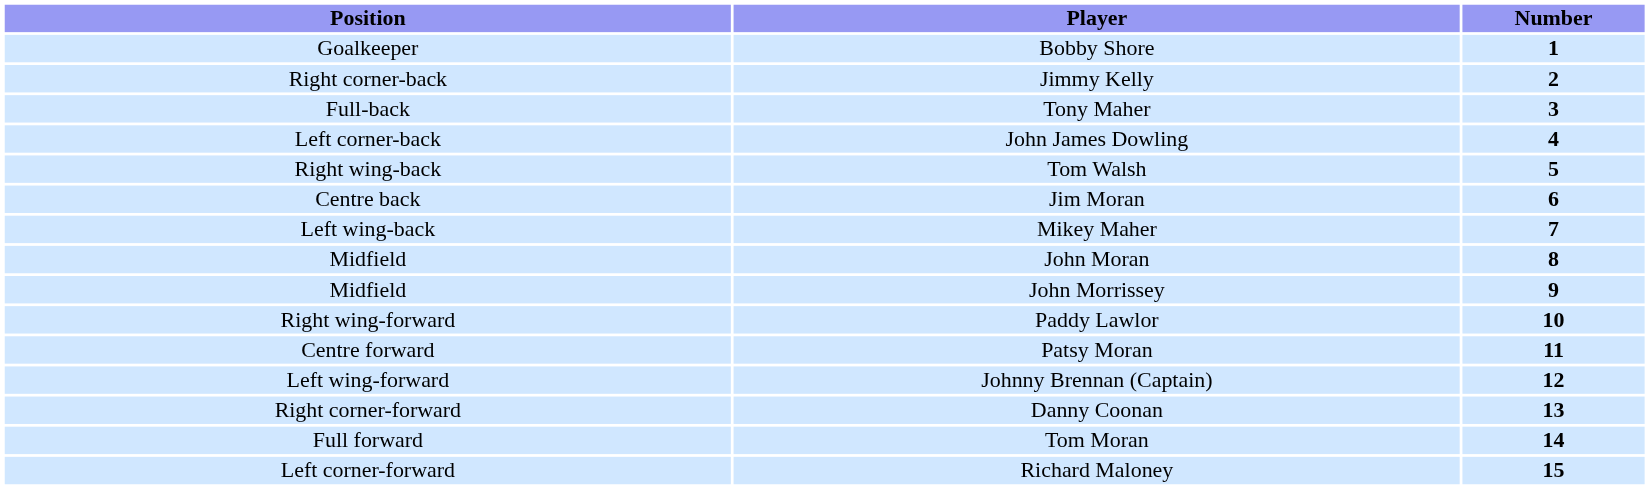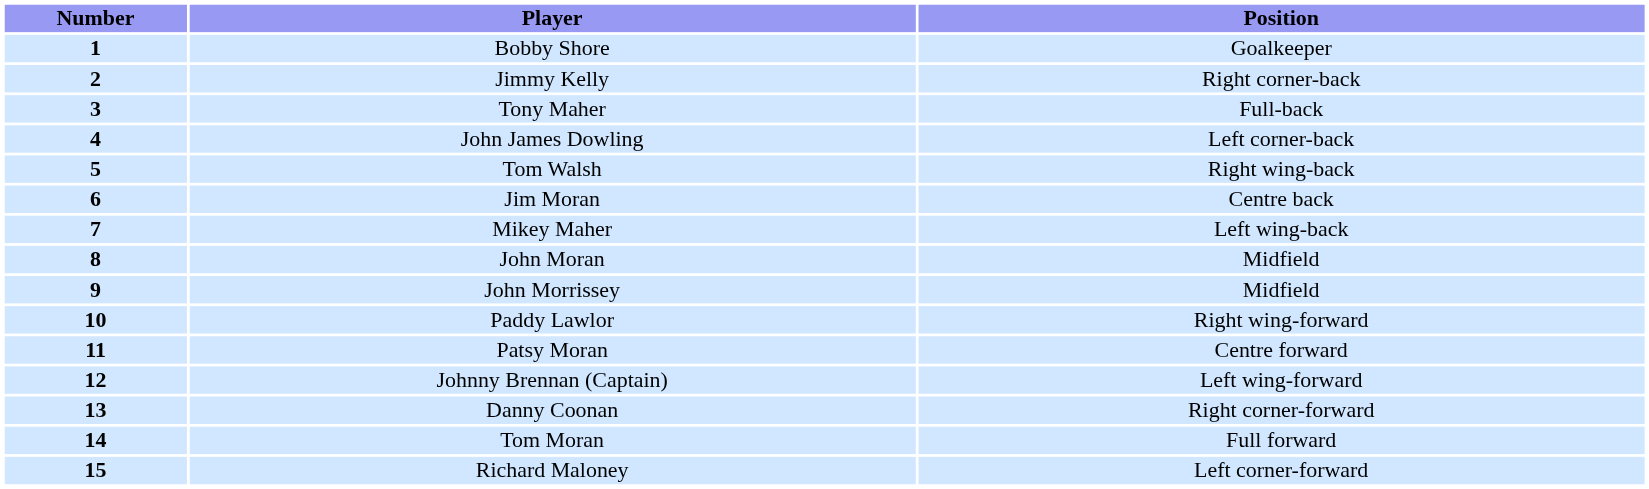columns swapped: (1554, 18) <-> (368, 18)
